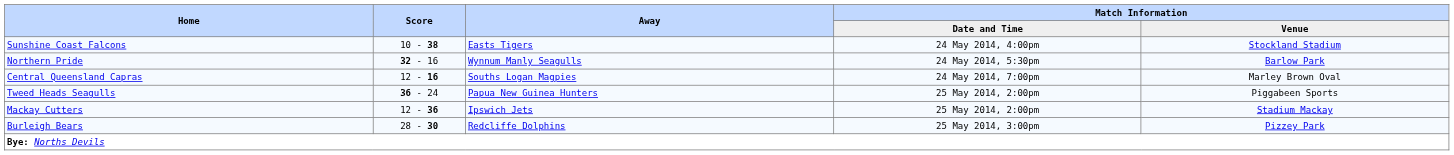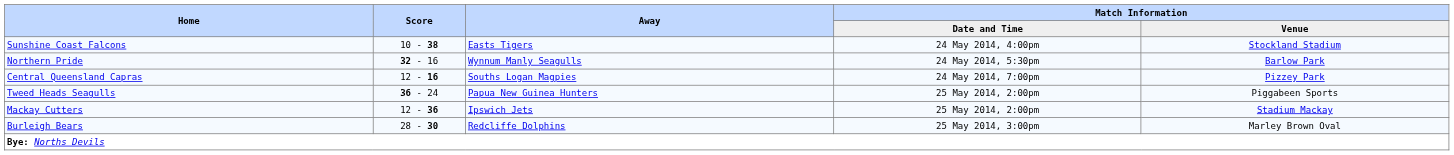(1295, 77) Marley Brown Oval -> (1295, 77) Pizzey Park
(1295, 126) Pizzey Park -> (1295, 126) Marley Brown Oval
